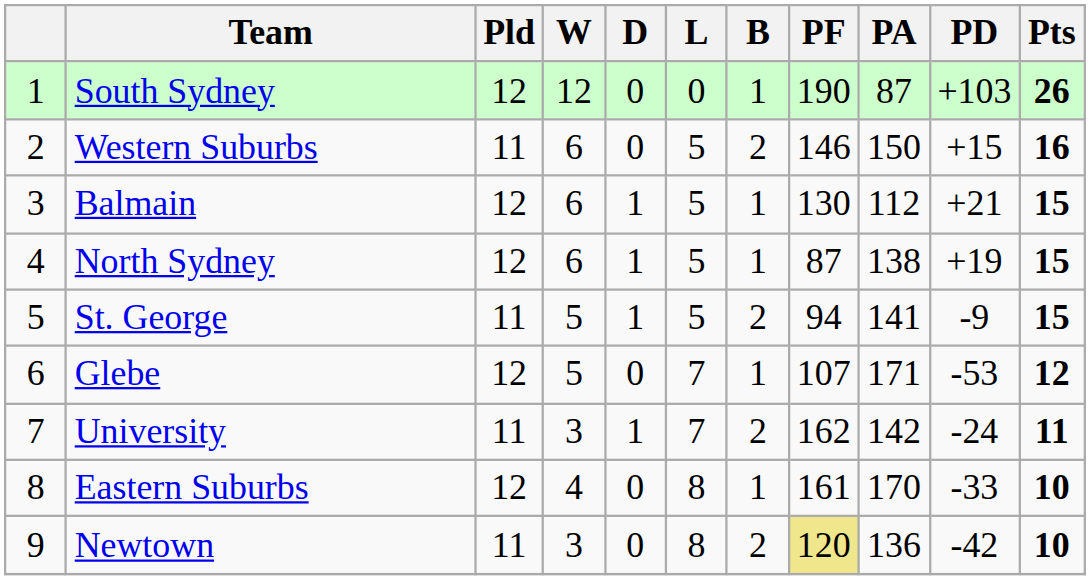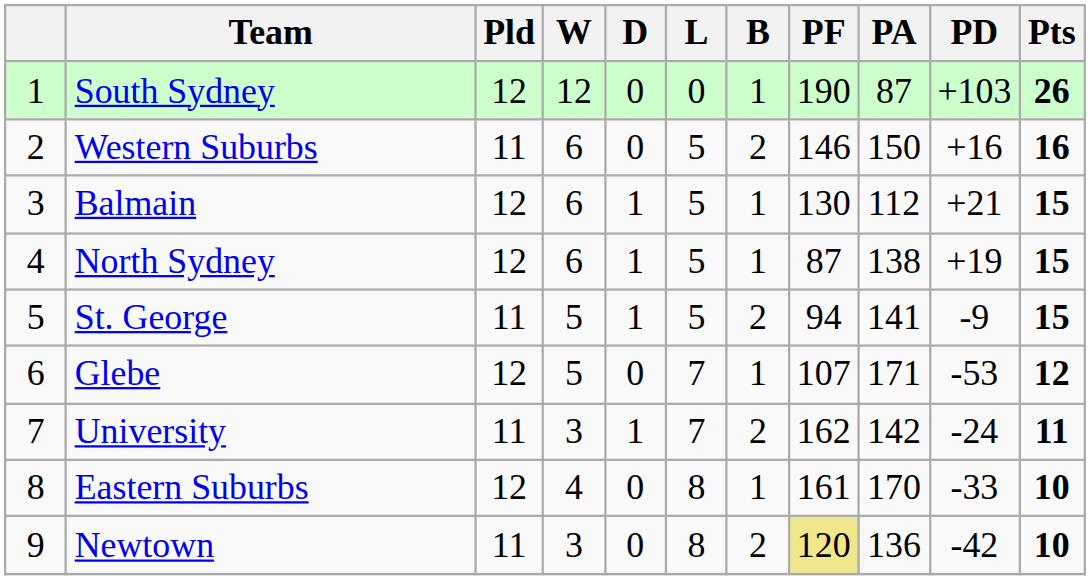(974, 146) +15 -> (974, 146) +16
